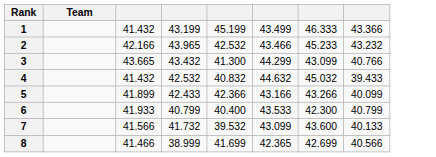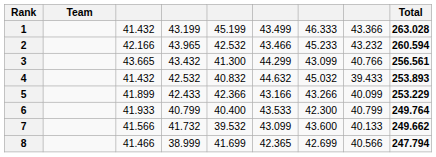+ column: (411, 13)
